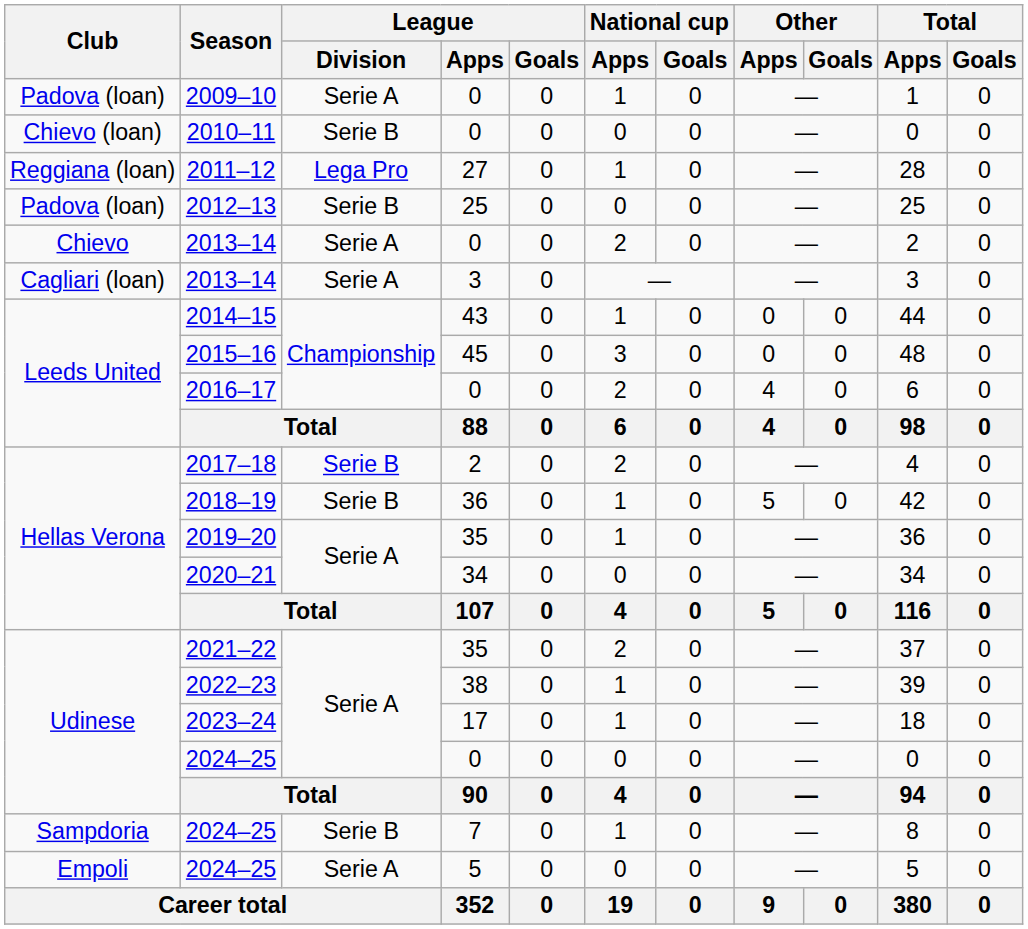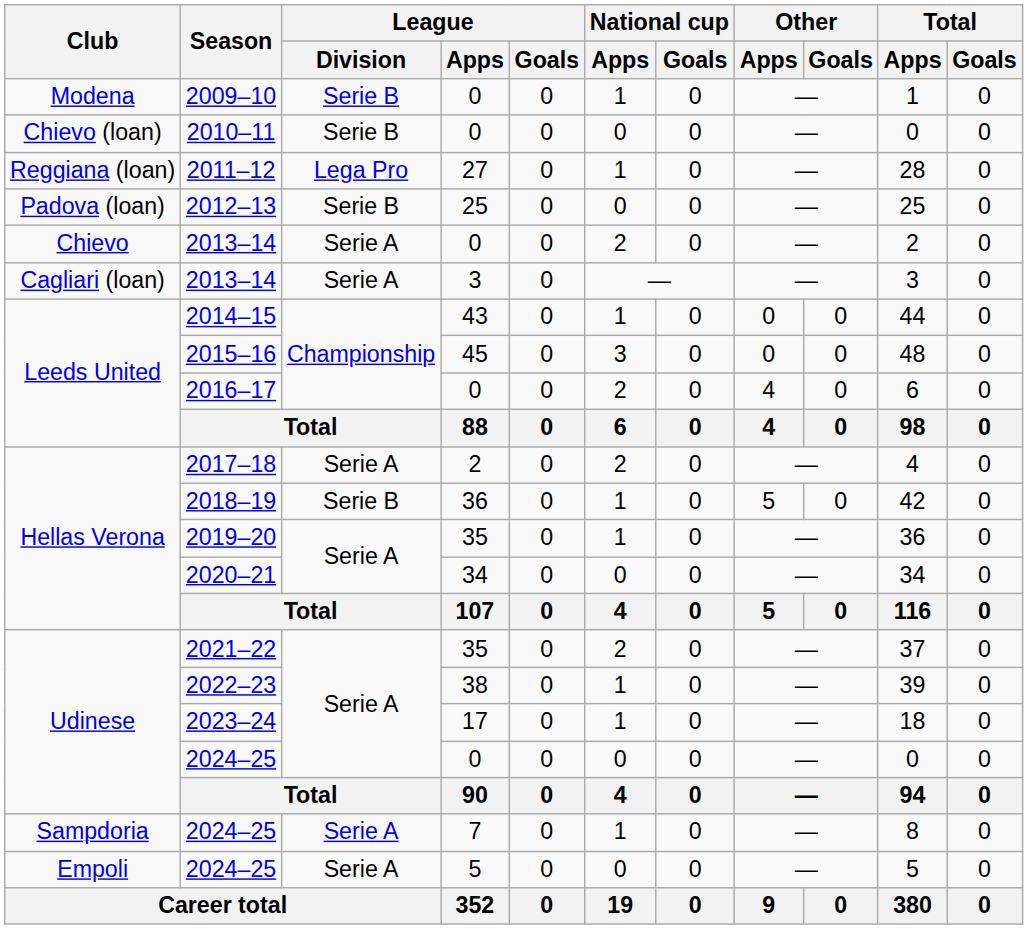(93, 96) Padova (loan) -> (93, 96) Modena
(361, 96) Serie A -> (361, 96) Serie B
(361, 464) Serie B -> (361, 464) Serie A
(361, 832) Serie B -> (361, 832) Serie A
